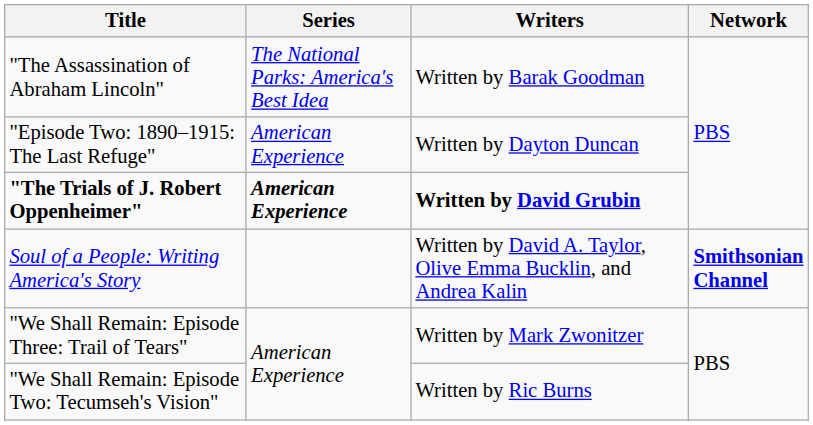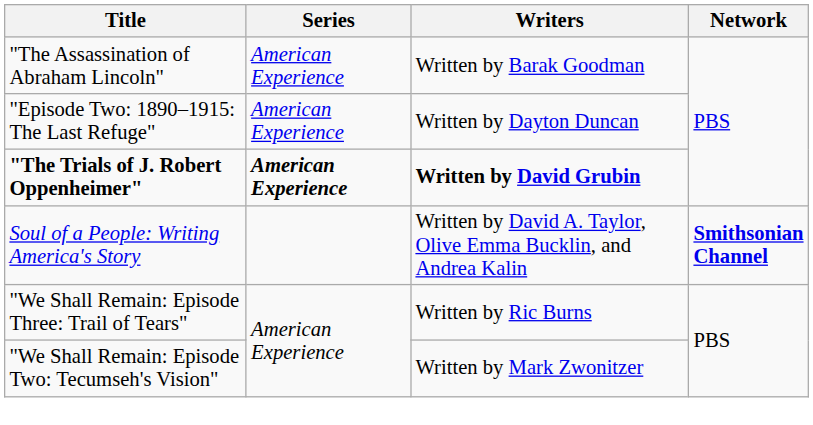(322, 76) The National Parks: America's Best Idea -> (298, 65) American Experience
(529, 335) Written by Mark Zwonitzer -> (504, 312) Written by Ric Burns
(504, 391) Written by Ric Burns -> (529, 368) Written by Mark Zwonitzer
